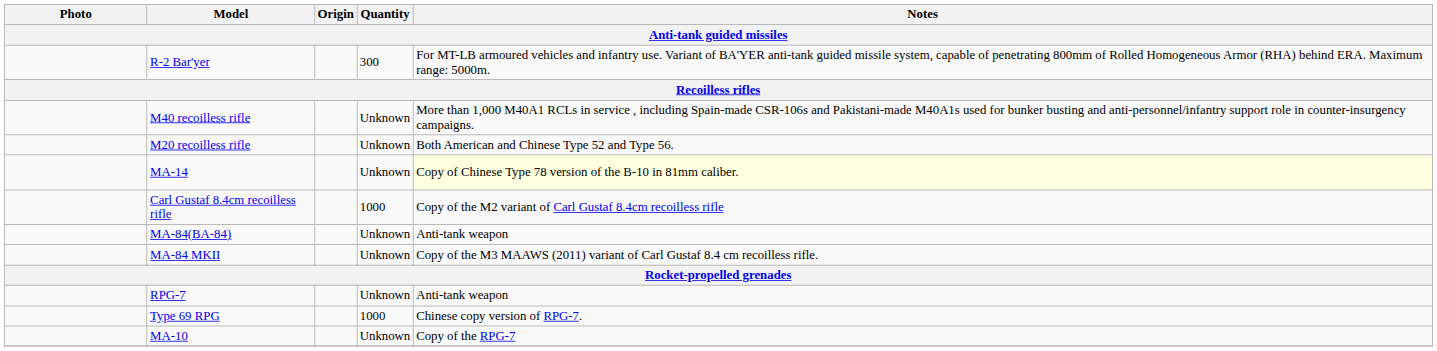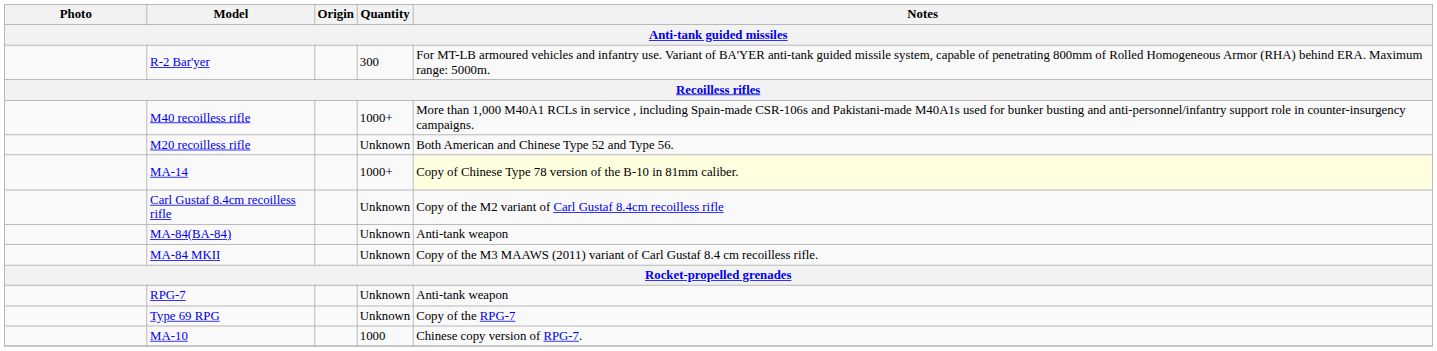(385, 117) Unknown -> (376, 117) 1000+
(385, 172) Unknown -> (376, 172) 1000+
(373, 207) 1000 -> (385, 207) Unknown
(373, 315) 1000 -> (385, 315) Unknown
(499, 315) Chinese copy version of RPG-7. -> (466, 315) Copy of the RPG-7
(385, 336) Unknown -> (373, 336) 1000
(466, 336) Copy of the RPG-7 -> (499, 336) Chinese copy version of RPG-7.
